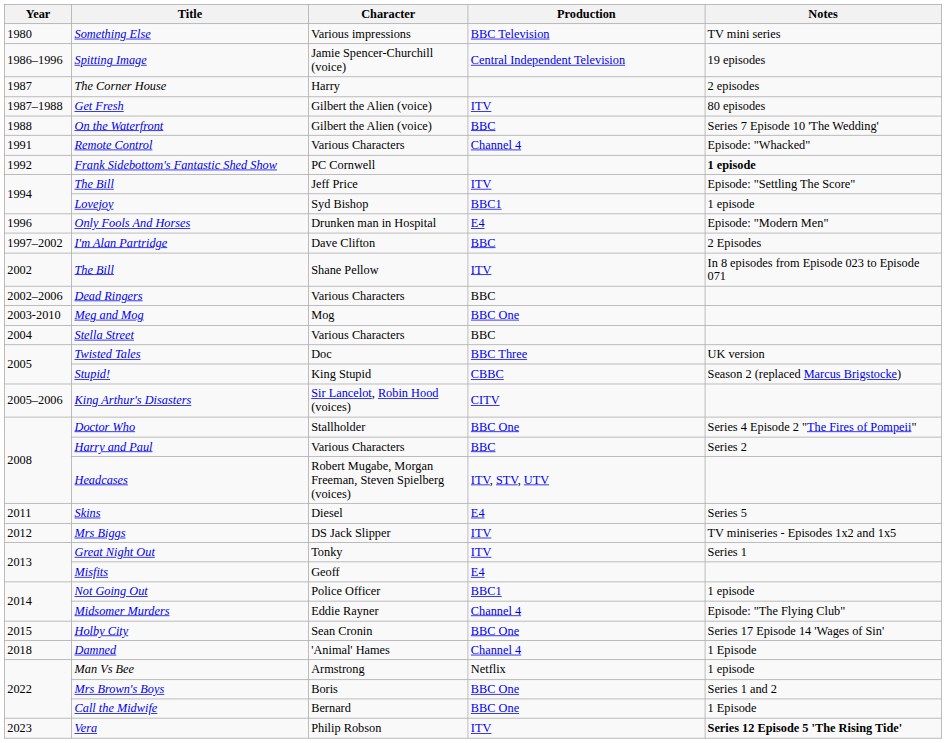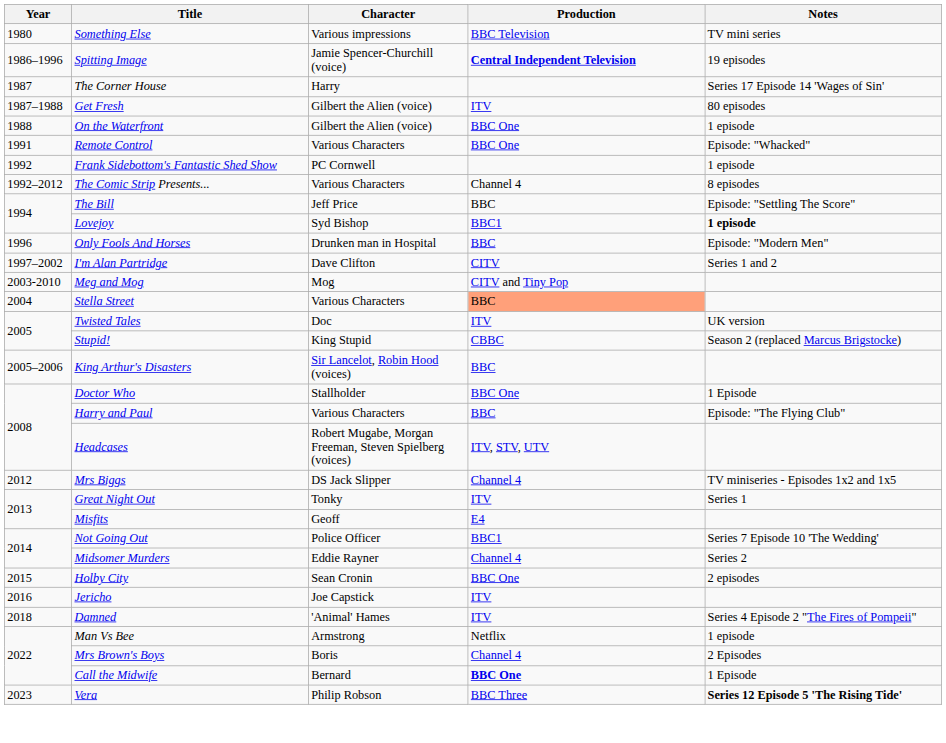(548, 60) normal -> (553, 60) bold
(733, 86) 2 episodes -> (796, 86) Series 17 Episode 14 'Wages of Sin'
(483, 125) BBC -> (495, 125) BBC One
(793, 125) Series 7 Episode 10 'The Wedding' -> (731, 125) 1 episode
(496, 145) Channel 4 -> (495, 145) BBC One
(732, 164) bold -> (731, 164) normal
+ row: (142, 184)
(481, 184) ITV -> (483, 203) BBC
(731, 203) normal -> (732, 223) bold
(478, 223) E4 -> (483, 243) BBC
(483, 243) BBC -> (485, 262) CITV
(734, 243) 2 Episodes -> (742, 262) Series 1 and 2
- row: (94, 269)
- row: (109, 295)
(495, 315) BBC One -> (520, 282) CITV and Tiny Pop
(483, 335) no background -> (483, 301) lightsalmon background
(499, 354) BBC Three -> (481, 321) ITV
(485, 400) CITV -> (483, 367) BBC
(812, 427) Series 4 Episode 2 "The Fires of Pompeii" -> (732, 393) 1 Episode
(727, 446) Series 2 -> (776, 413) Episode: "The Flying Club"
- row: (88, 513)
(481, 532) ITV -> (496, 480) Channel 4
(731, 591) 1 episode -> (793, 538) Series 7 Episode 10 'The Wedding'
(776, 611) Episode: "The Flying Club" -> (727, 558) Series 2
(796, 630) Series 17 Episode 14 'Wages of Sin' -> (733, 577) 2 episodes
+ row: (93, 597)
(496, 650) Channel 4 -> (481, 616) ITV
(732, 650) 1 Episode -> (812, 616) Series 4 Episode 2 "The Fires of Pompeii"
(495, 689) BBC One -> (496, 655) Channel 4
(742, 689) Series 1 and 2 -> (734, 655) 2 Episodes
(495, 708) normal -> (496, 675) bold
(481, 728) ITV -> (499, 694) BBC Three
